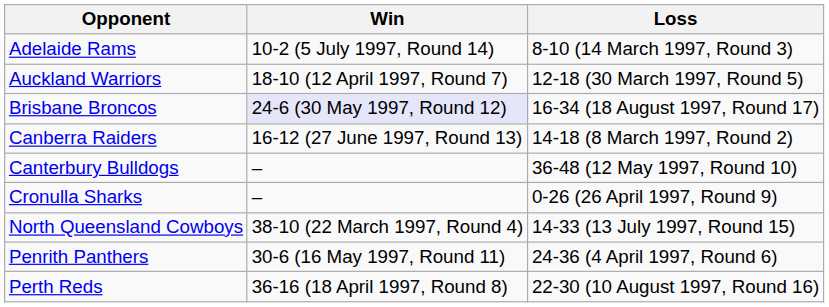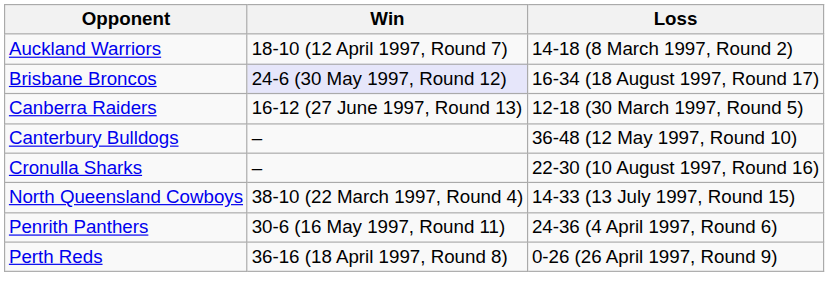- row: (72, 49)
(668, 78) 12-18 (30 March 1997, Round 5) -> (662, 49) 14-18 (8 March 1997, Round 2)
(662, 138) 14-18 (8 March 1997, Round 2) -> (668, 108) 12-18 (30 March 1997, Round 5)
(655, 197) 0-26 (26 April 1997, Round 9) -> (676, 167) 22-30 (10 August 1997, Round 16)
(676, 286) 22-30 (10 August 1997, Round 16) -> (655, 256) 0-26 (26 April 1997, Round 9)
